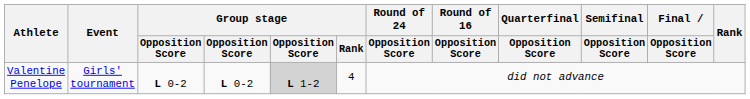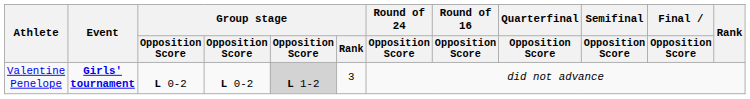(103, 78) normal -> (103, 78) bold
(351, 78) 4 -> (351, 78) 3
